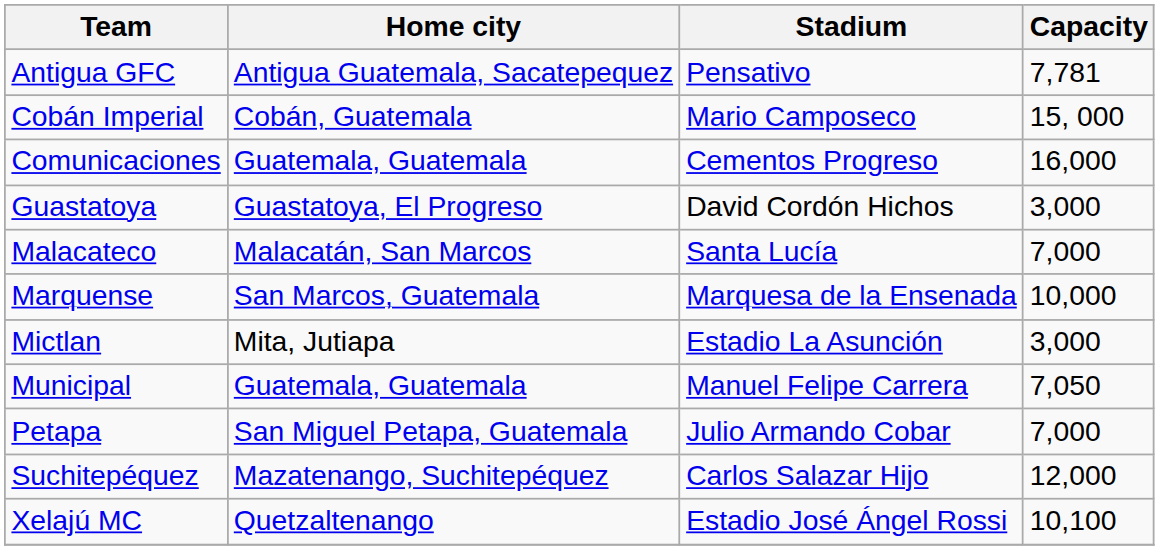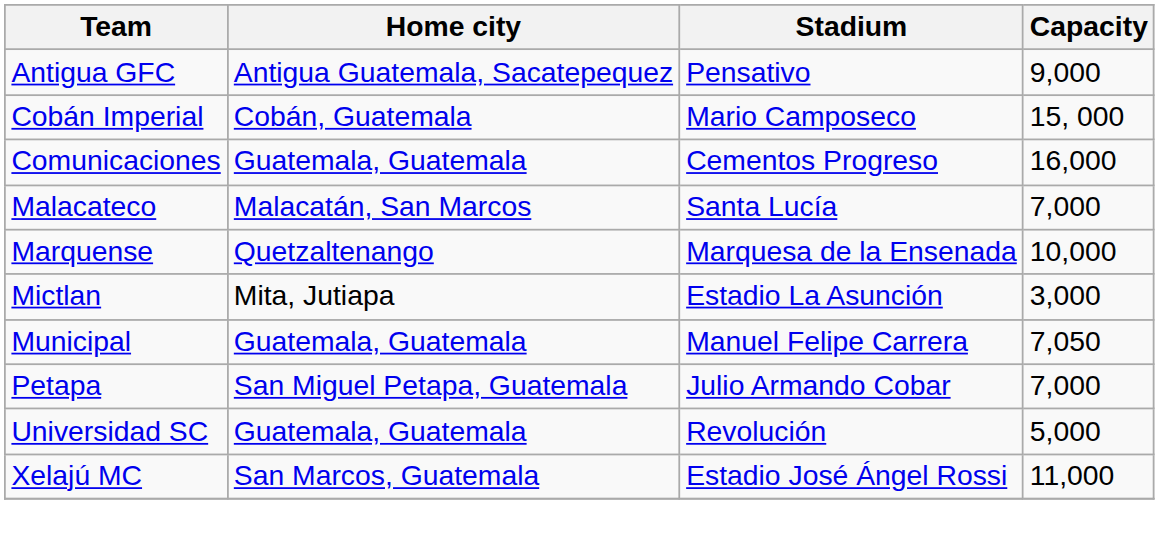(1065, 71) 7,781 -> (1065, 71) 9,000
- row: (84, 206)
(387, 296) San Marcos, Guatemala -> (334, 251) Quetzaltenango
- row: (105, 476)
+ row: (110, 431)
(334, 521) Quetzaltenango -> (387, 476) San Marcos, Guatemala
(1073, 521) 10,100 -> (1072, 476) 11,000
